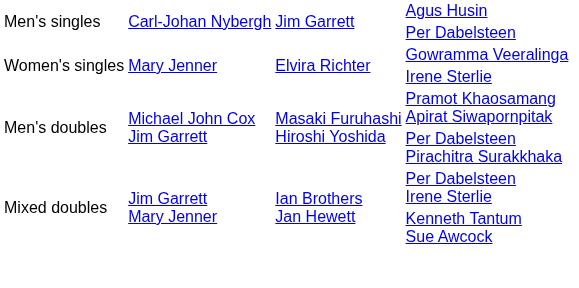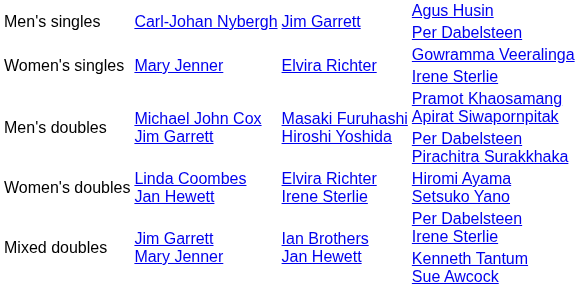+ row: (462, 188)
